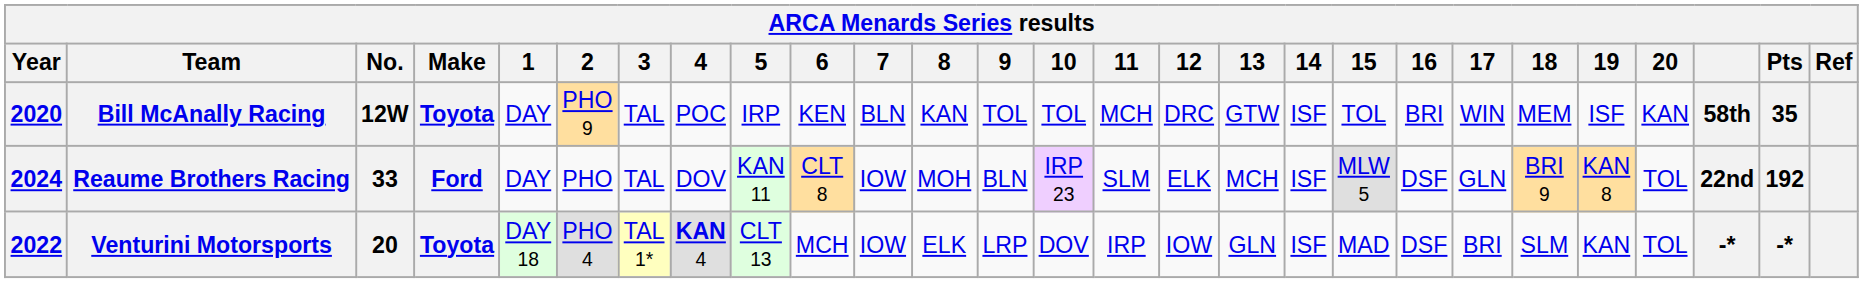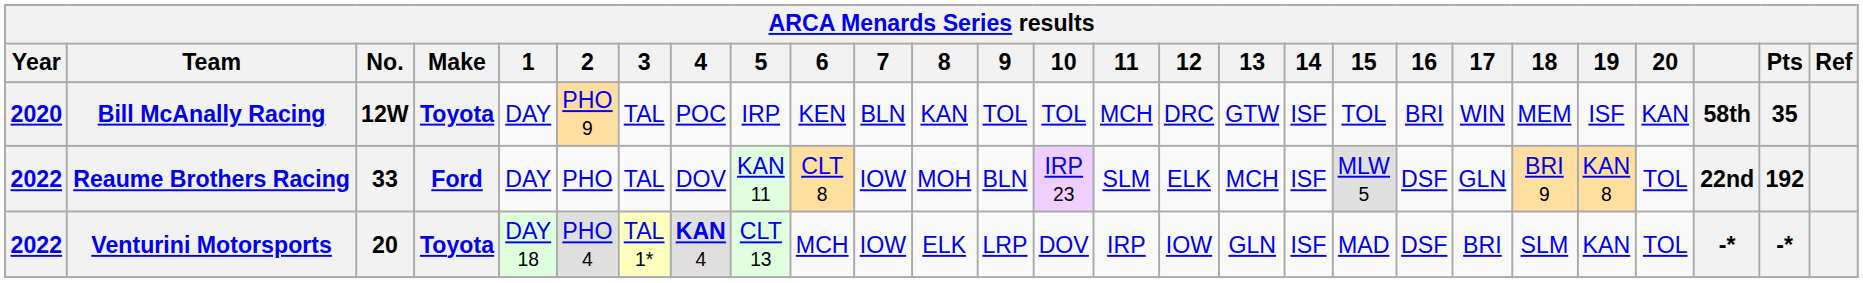(36, 179) 2024 -> (36, 179) 2022
